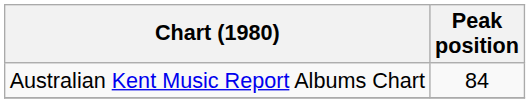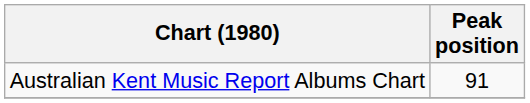(477, 80) 84 -> (477, 80) 91
